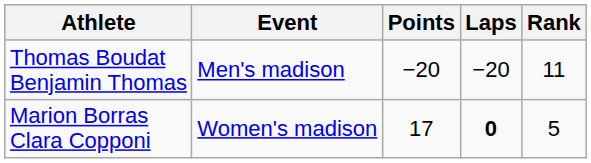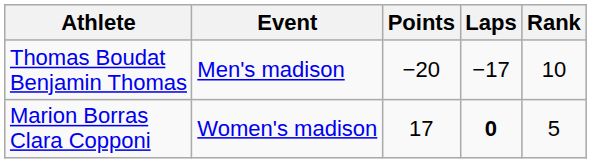(491, 70) −20 -> (491, 70) −17
(554, 70) 11 -> (554, 70) 10
